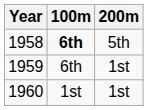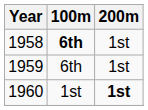(119, 42) 5th -> (119, 42) 1st
(119, 92) normal -> (119, 92) bold
